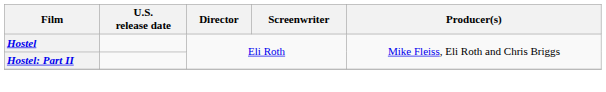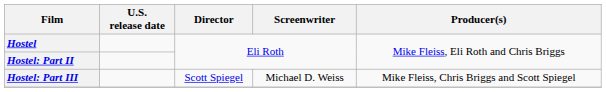+ row: (42, 78)
